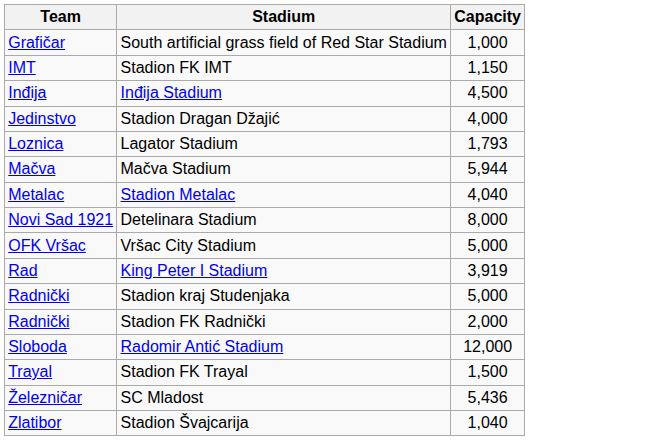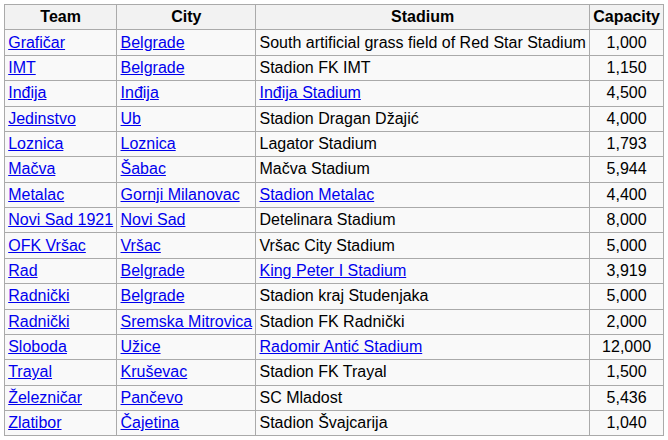+ column: (186, 17)
(488, 194) 4,040 -> (627, 194) 4,400
